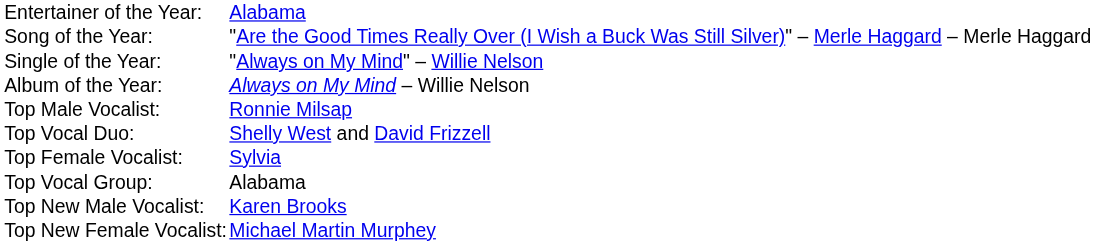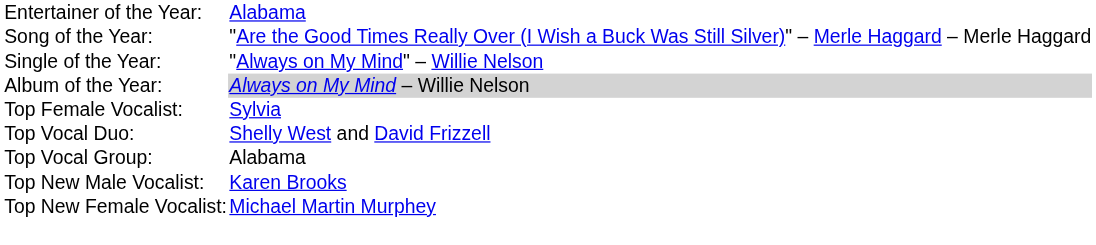(379, 85) no background -> (379, 85) lightgrey background
- row: (82, 109)
rows swapped: (94, 158) <-> (69, 133)
